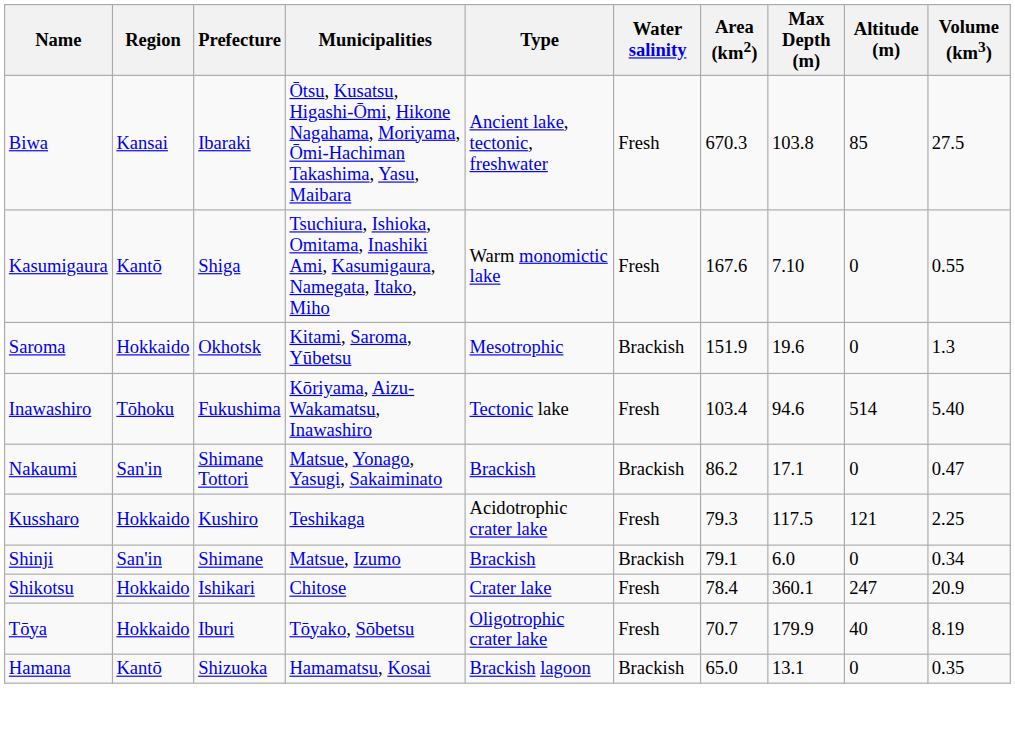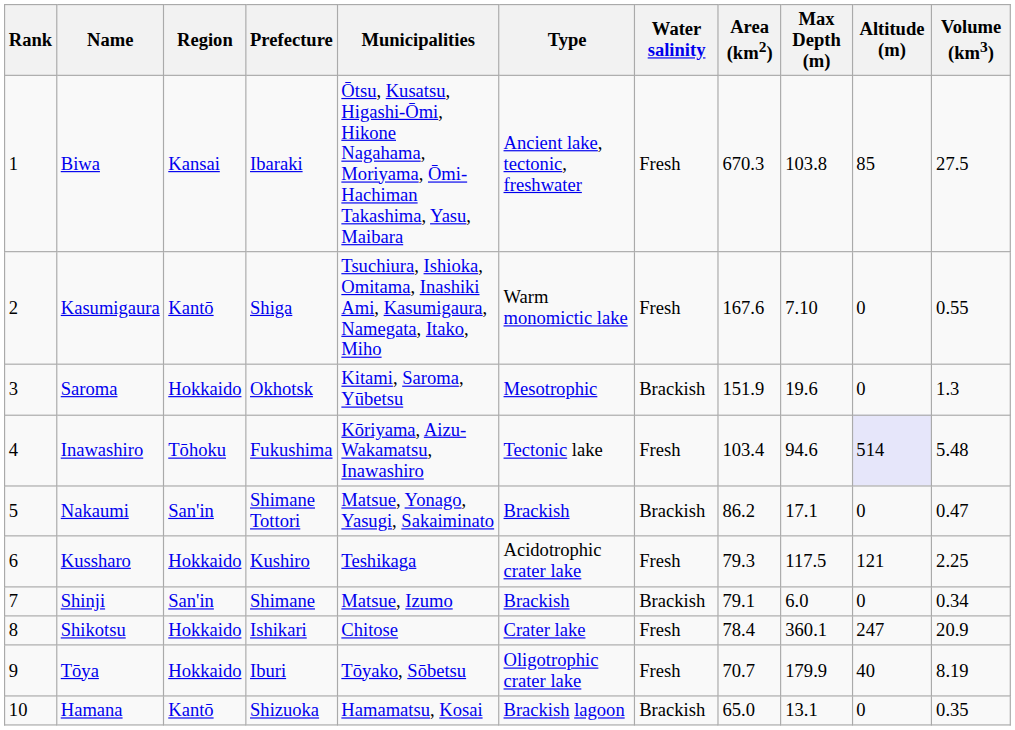+ column: (31, 40)
(863, 408) no background -> (870, 450) lavender background
(948, 408) 5.40 -> (952, 450) 5.48
